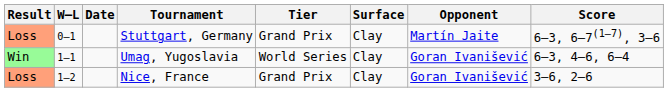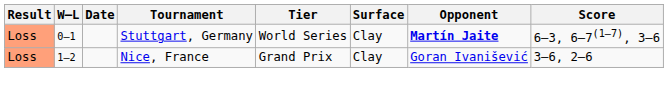(296, 36) Grand Prix -> (303, 36) World Series
(454, 36) normal -> (454, 36) bold
- row: (179, 57)
